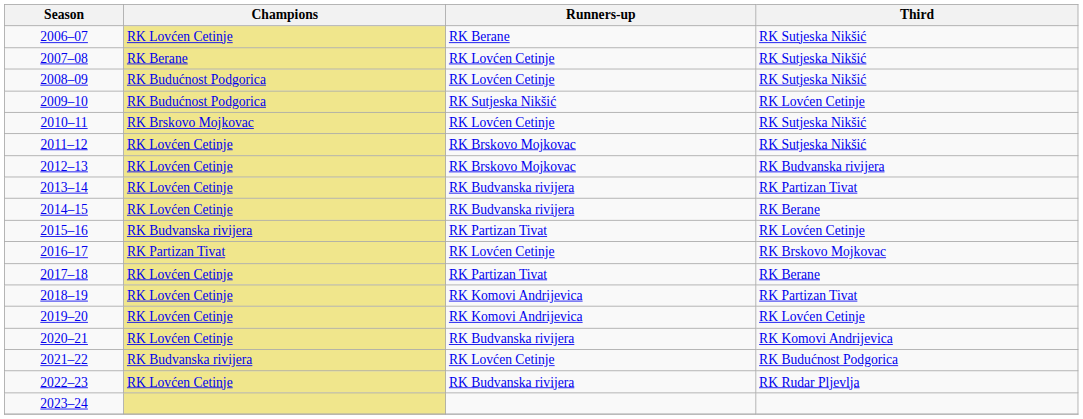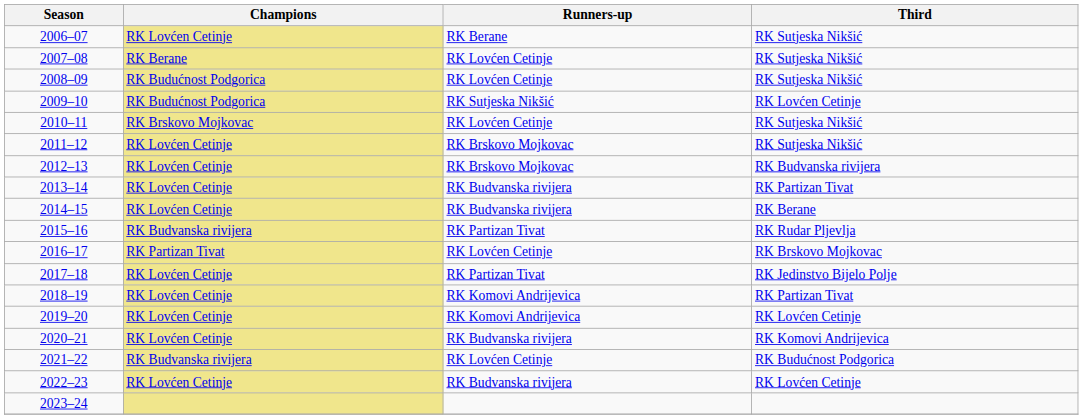(812, 230) RK Lovćen Cetinje -> (805, 230) RK Rudar Pljevlja
(790, 274) RK Berane -> (826, 274) RK Jedinstvo Bijelo Polje
(809, 381) RK Rudar Pljevlja -> (808, 381) RK Lovćen Cetinje
